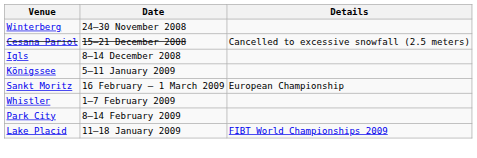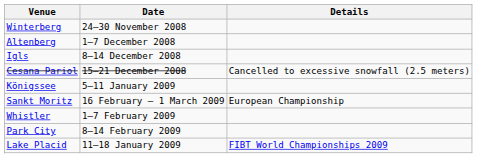+ row: (31, 41)
rows swapped: (17, 56) <-> (42, 41)
